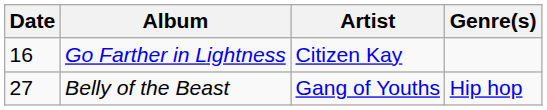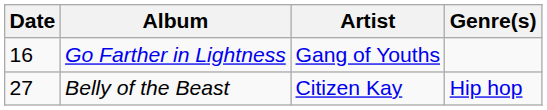(349, 54) Citizen Kay -> (368, 54) Gang of Youths
(368, 88) Gang of Youths -> (349, 88) Citizen Kay
